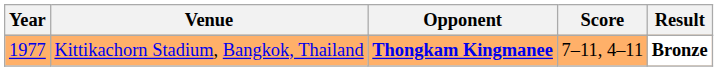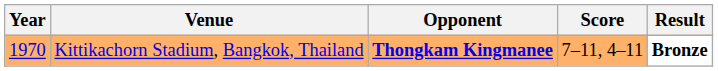(27, 50) 1977 -> (27, 50) 1970
